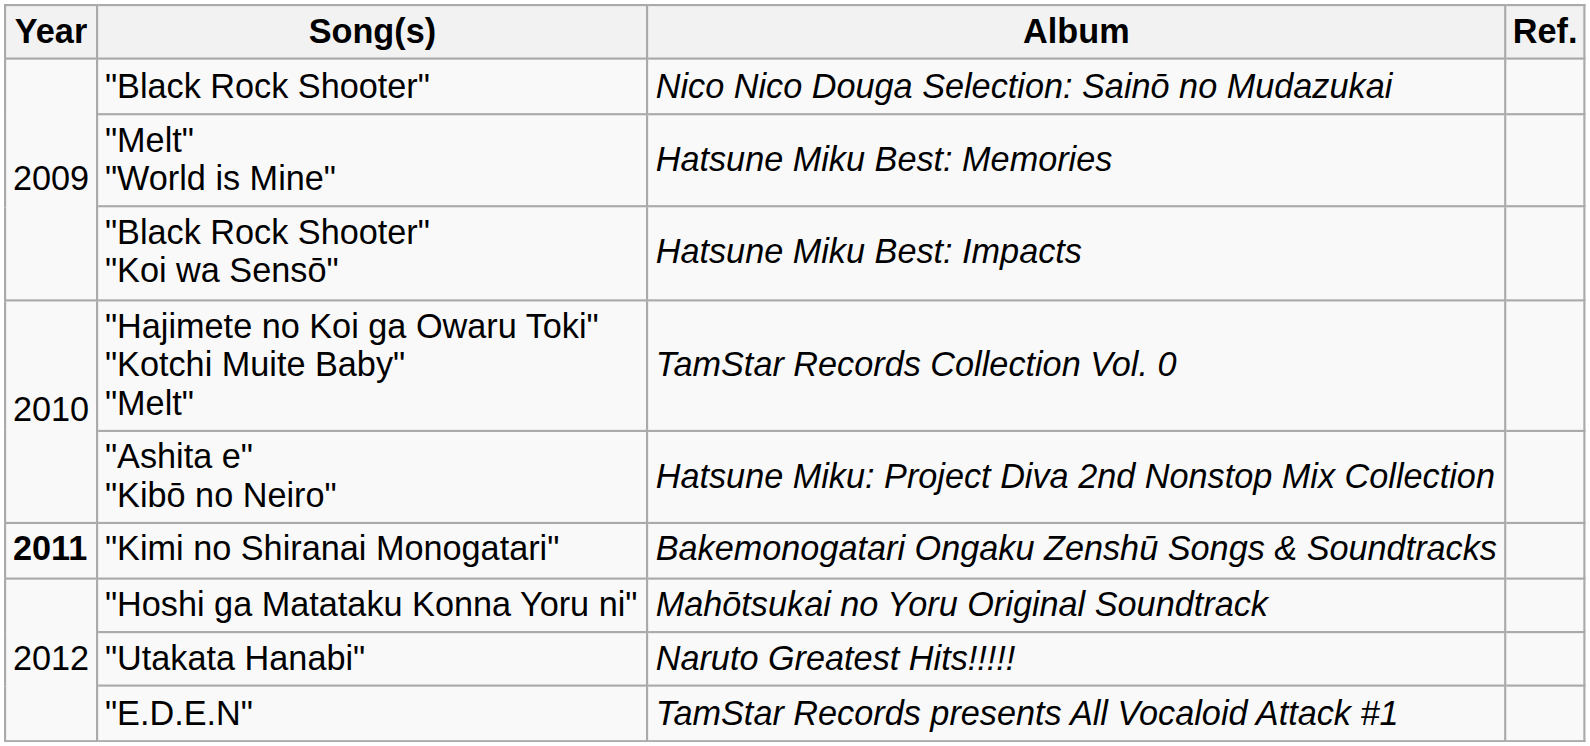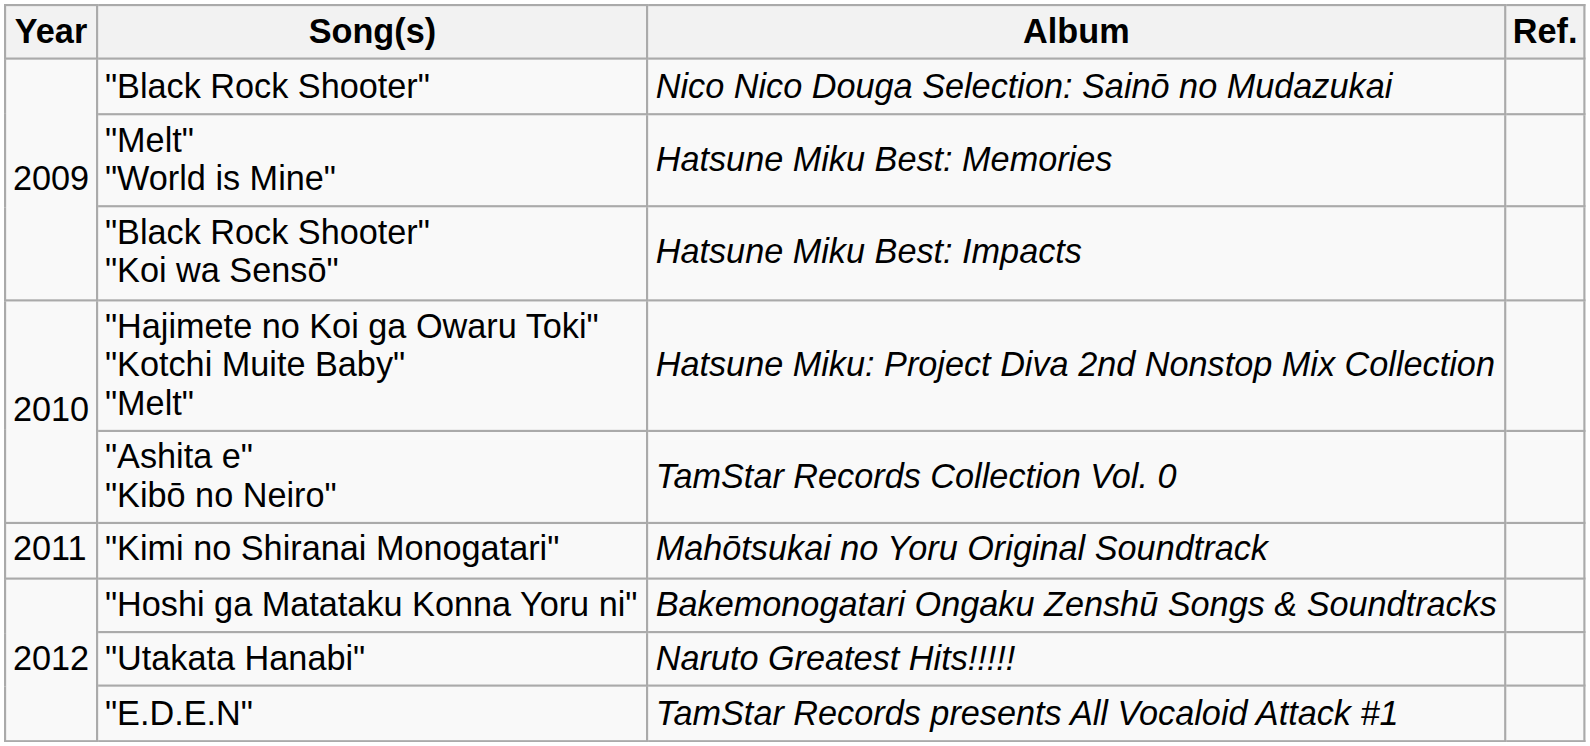(916, 364) TamStar Records Collection Vol. 0 -> (1075, 364) Hatsune Miku: Project Diva 2nd Nonstop Mix Collection
(1075, 476) Hatsune Miku: Project Diva 2nd Nonstop Mix Collection -> (916, 476) TamStar Records Collection Vol. 0
(50, 550) bold -> (50, 550) normal
(1076, 550) Bakemonogatari Ongaku Zenshū Songs & Soundtracks -> (962, 550) Mahōtsukai no Yoru Original Soundtrack
(962, 604) Mahōtsukai no Yoru Original Soundtrack -> (1076, 604) Bakemonogatari Ongaku Zenshū Songs & Soundtracks
